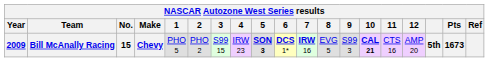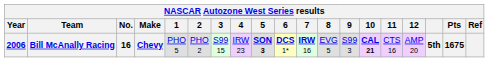(16, 45) 2009 -> (16, 45) 2006
(126, 45) 15 -> (126, 45) 16
(454, 45) 1673 -> (454, 45) 1675
